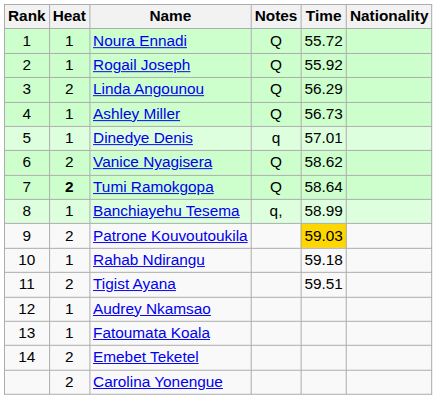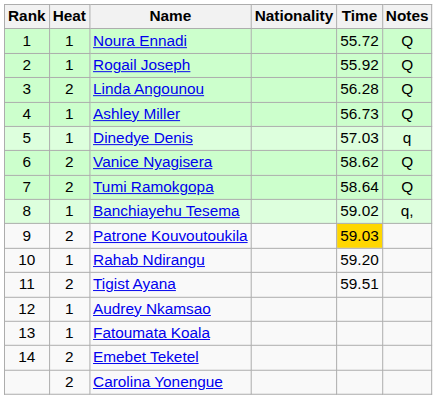columns swapped: (389, 16) <-> (276, 16)
(324, 89) 56.29 -> (360, 89) 56.28
(324, 138) 57.01 -> (360, 138) 57.03
(69, 187) bold -> (69, 187) normal
(324, 211) 58.99 -> (360, 211) 59.02
(324, 260) 59.18 -> (360, 260) 59.20
